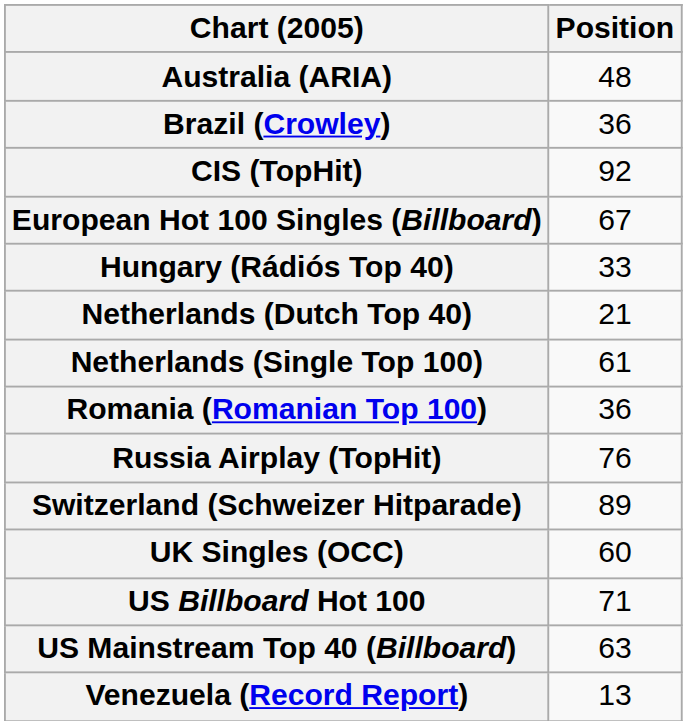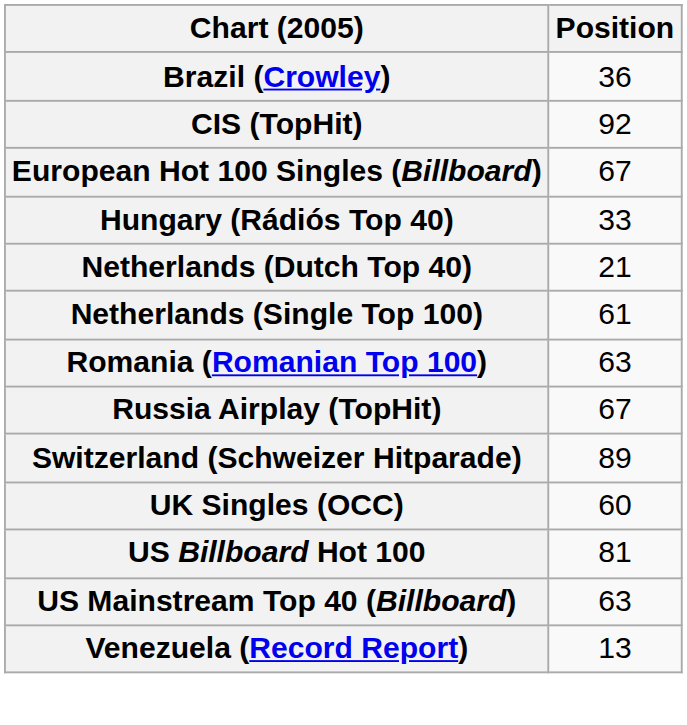- row: (277, 76)
(615, 409) 36 -> (615, 362) 63
(615, 457) 76 -> (615, 409) 67
(615, 600) 71 -> (615, 553) 81
